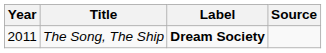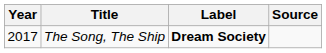(22, 36) 2011 -> (23, 36) 2017
